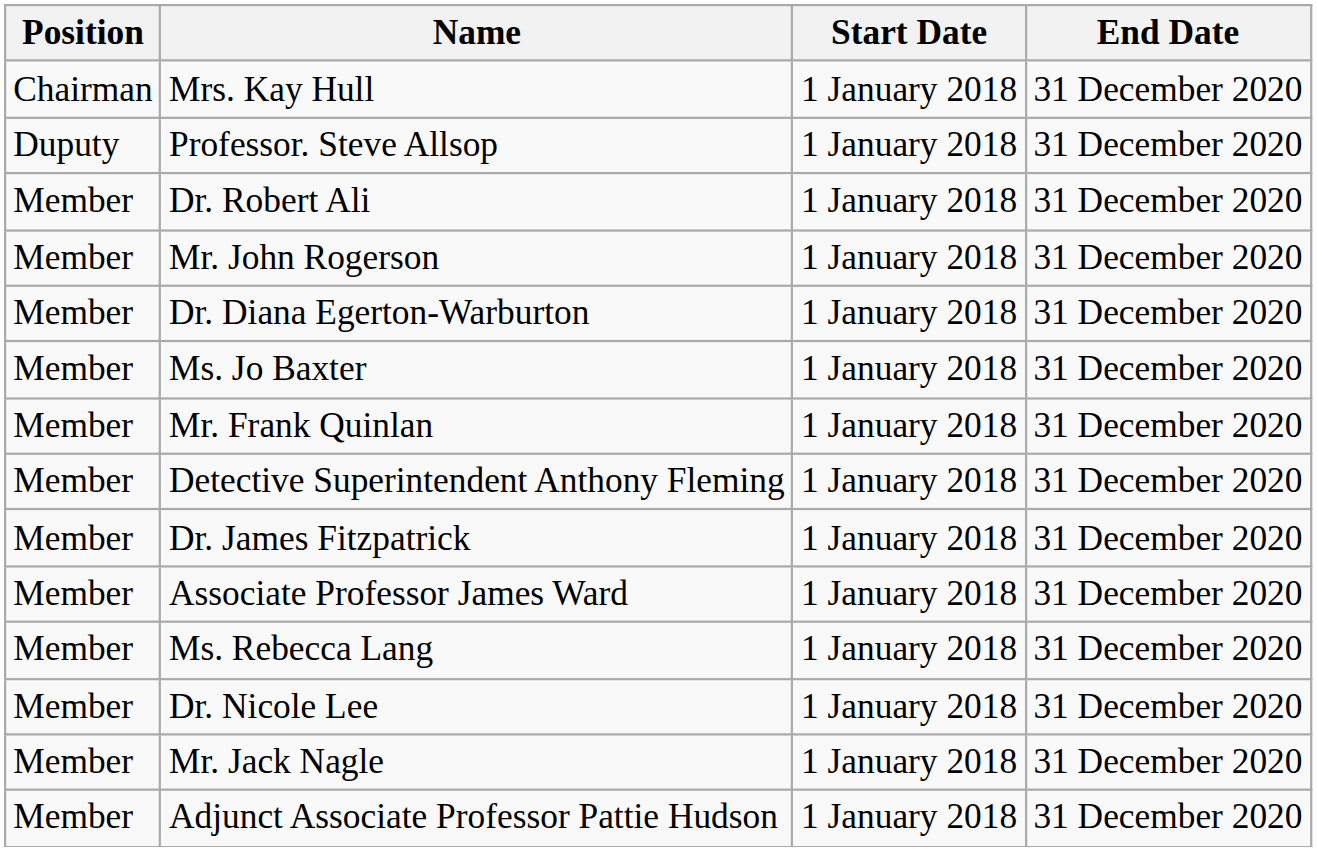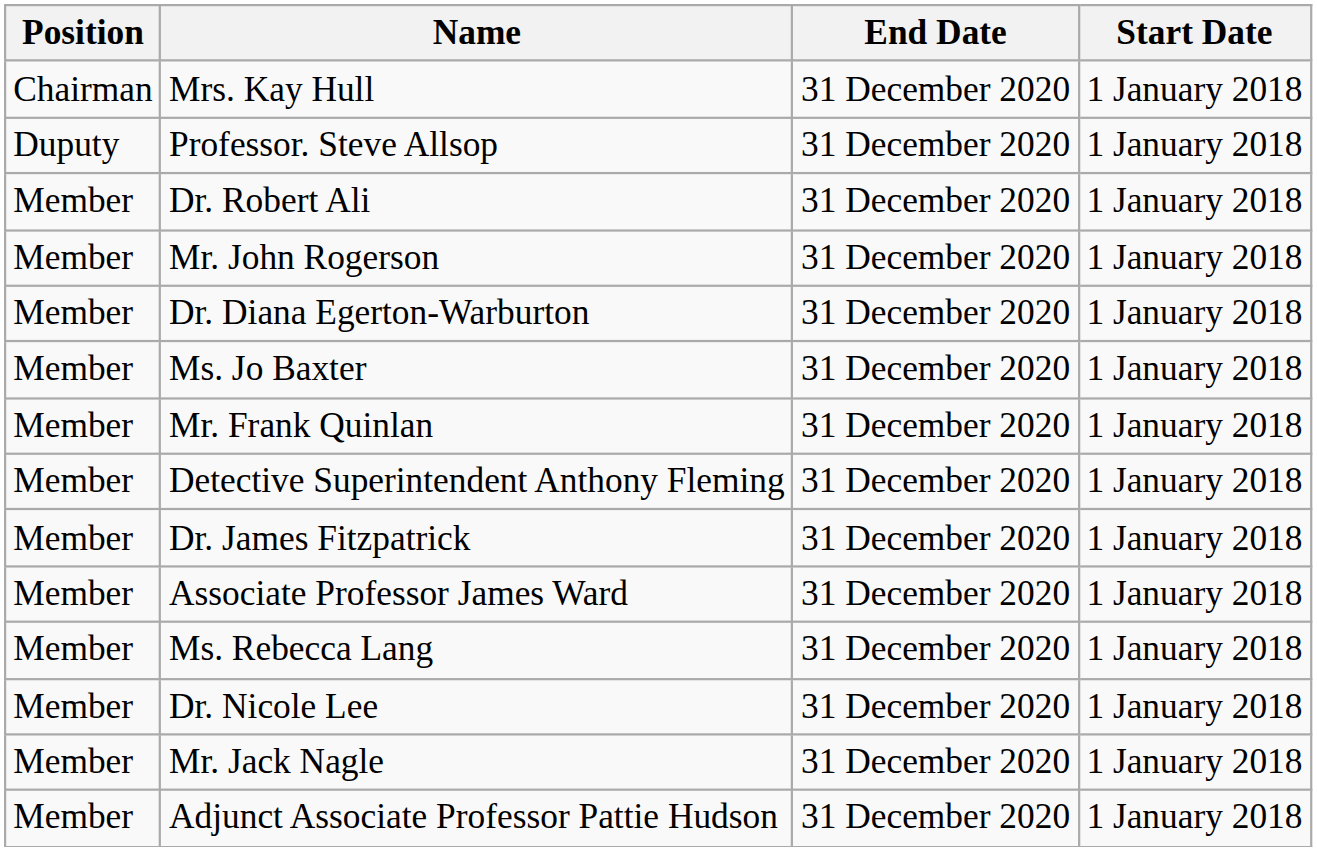columns swapped: (909, 32) <-> (1168, 32)
